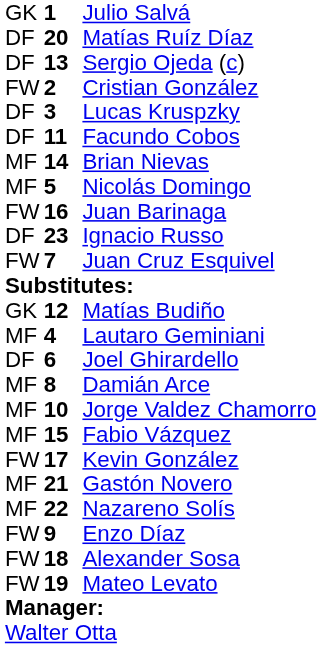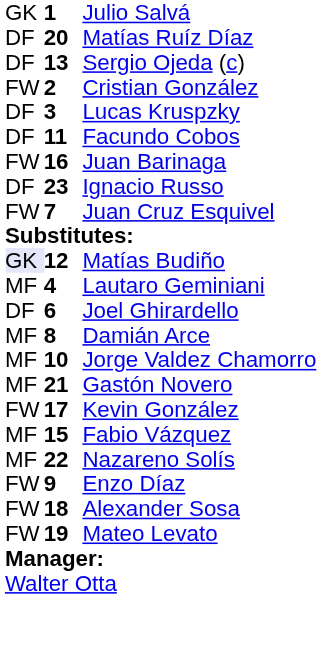- row: (146, 161)
- row: (167, 186)
(21, 310) no background -> (21, 260) lavender background
rows swapped: (157, 434) <-> (157, 484)
